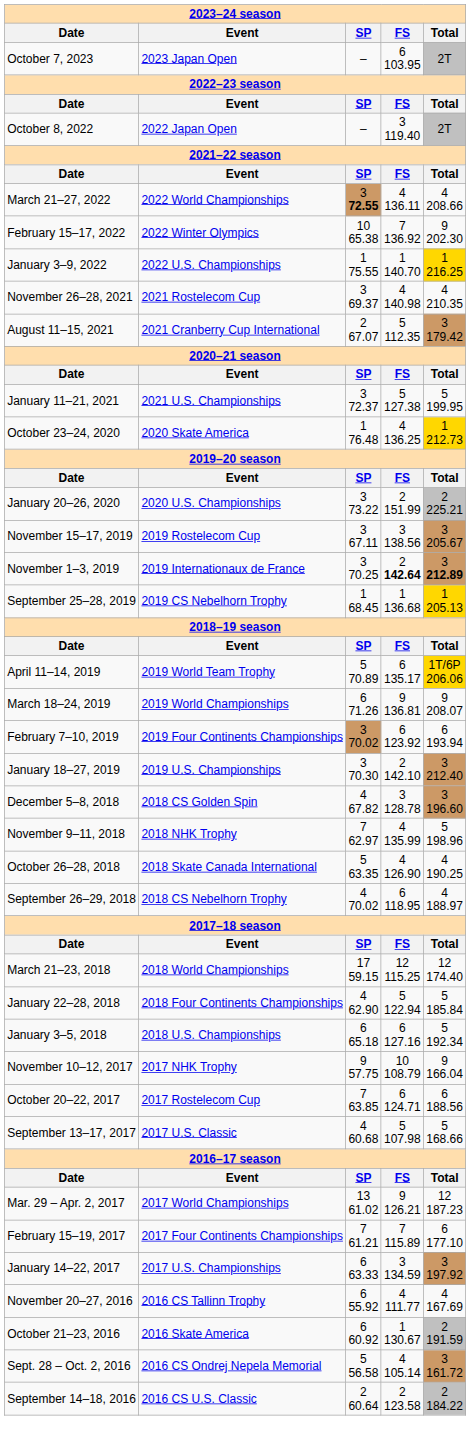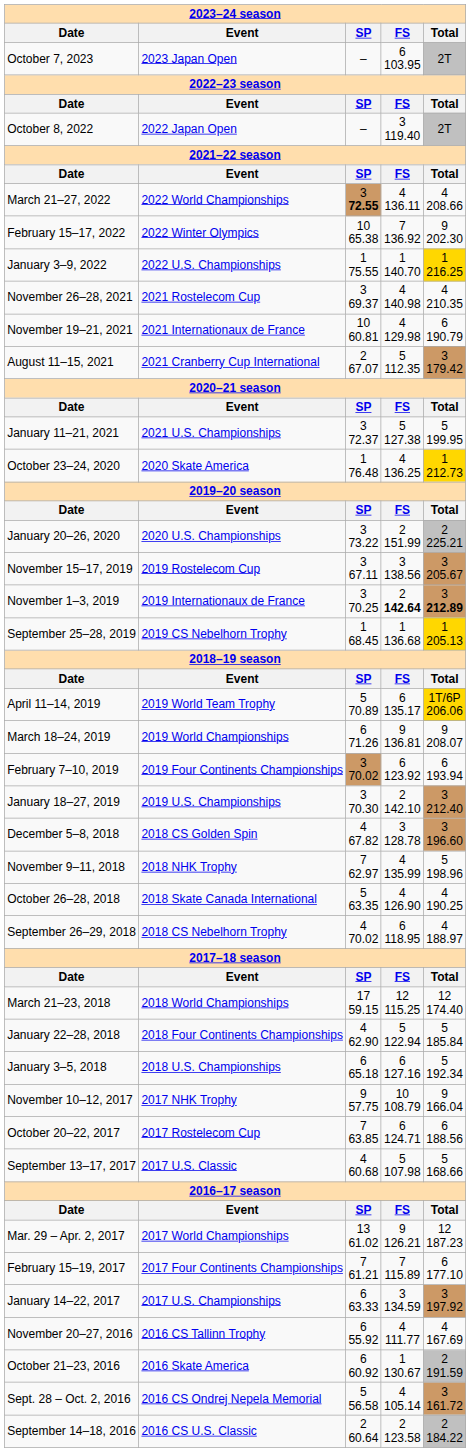+ row: (70, 330)
